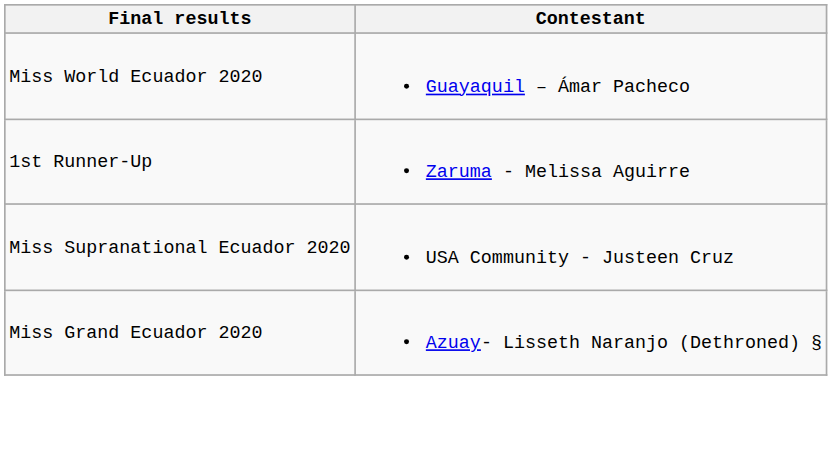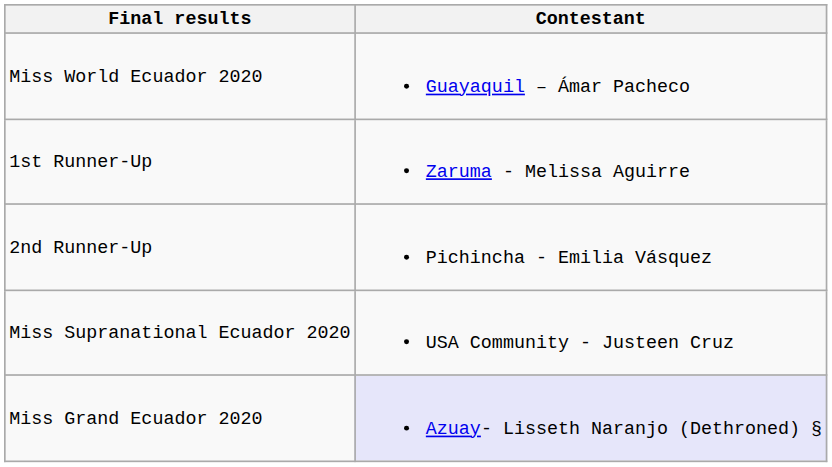+ row: (81, 247)
(591, 343) no background -> (591, 428) lavender background
